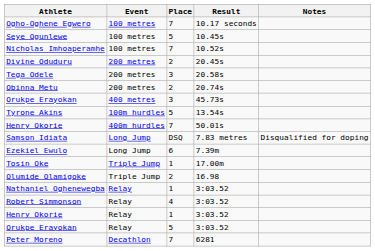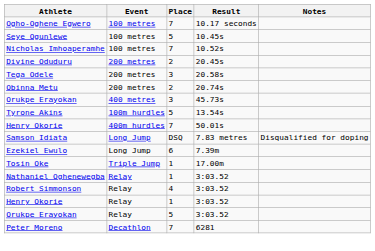- row: (46, 176)
